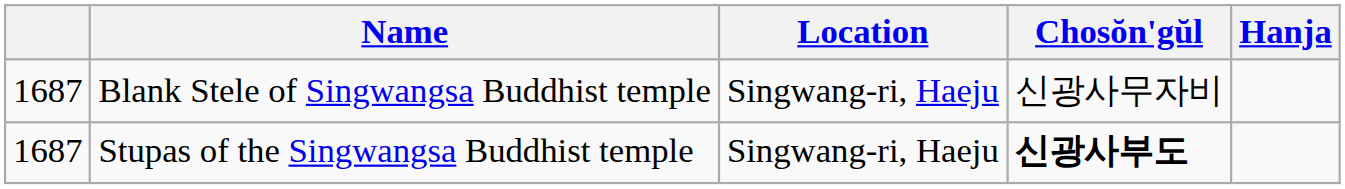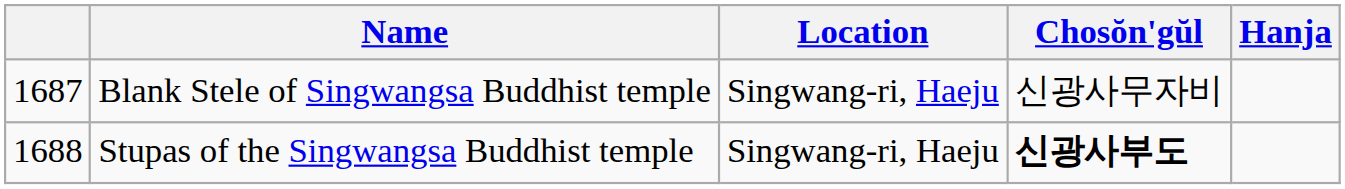(48, 151) 1687 -> (48, 151) 1688
